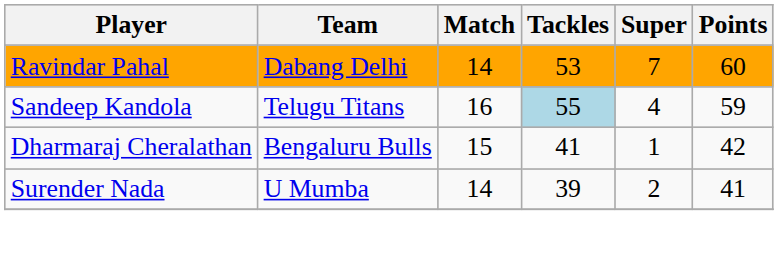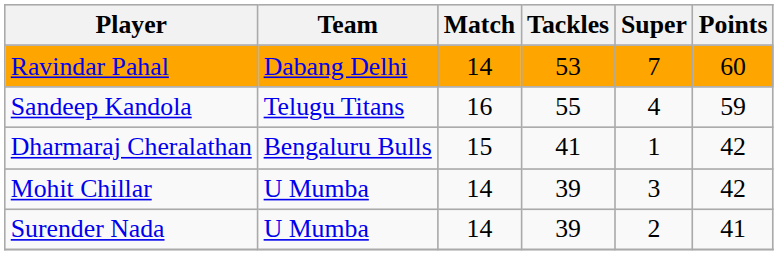(568, 106) lightblue background -> (568, 106) no background
+ row: (81, 188)
